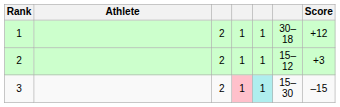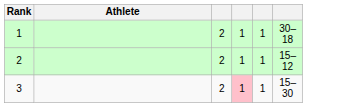- column: (319, 12)
(262, 88) paleturquoise background -> (262, 88) no background
